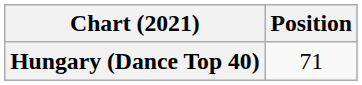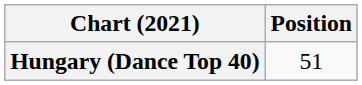(311, 60) 71 -> (311, 60) 51
